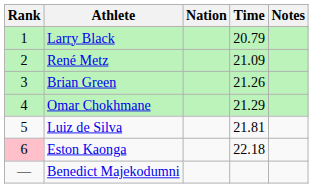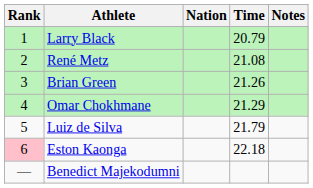(249, 60) 21.09 -> (249, 60) 21.08
(249, 127) 21.81 -> (249, 127) 21.79
